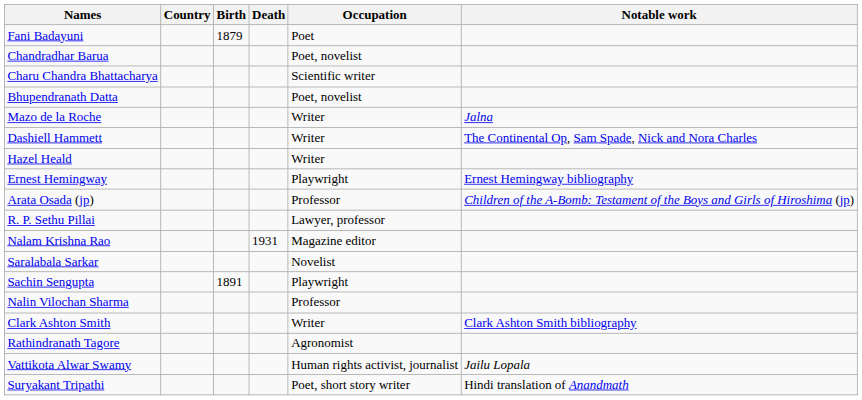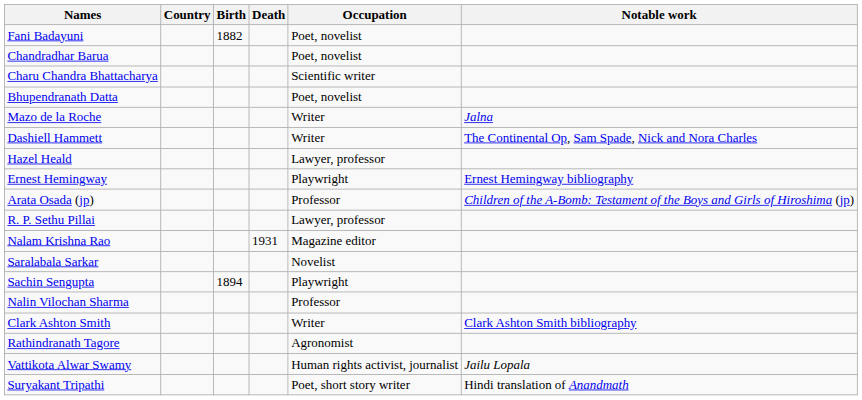(230, 35) 1879 -> (230, 35) 1882
(303, 35) Poet -> (326, 35) Poet, novelist
(308, 158) Writer -> (338, 158) Lawyer, professor
(230, 281) 1891 -> (230, 281) 1894
